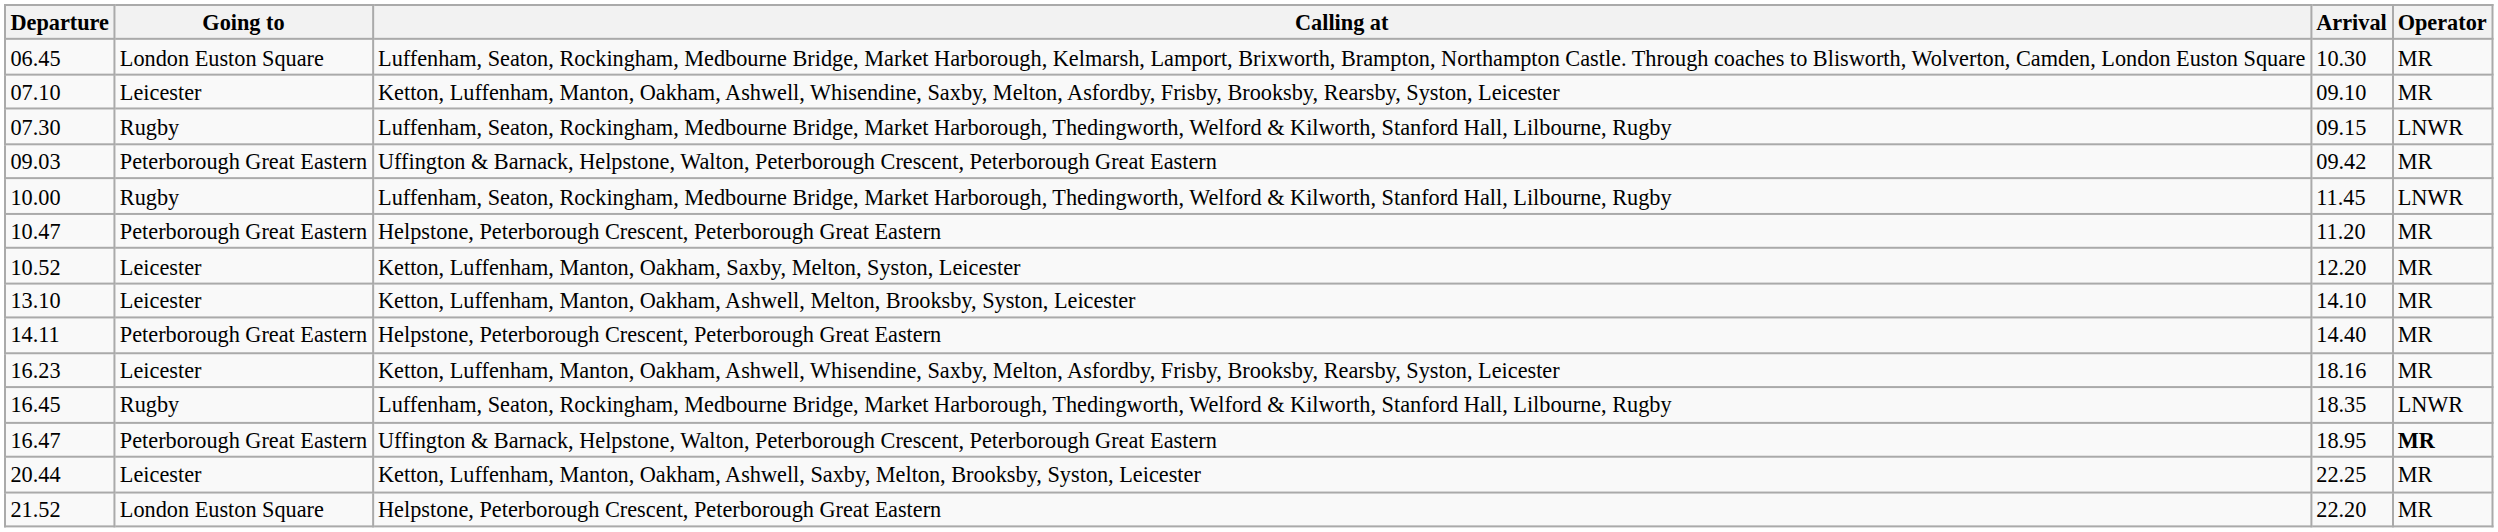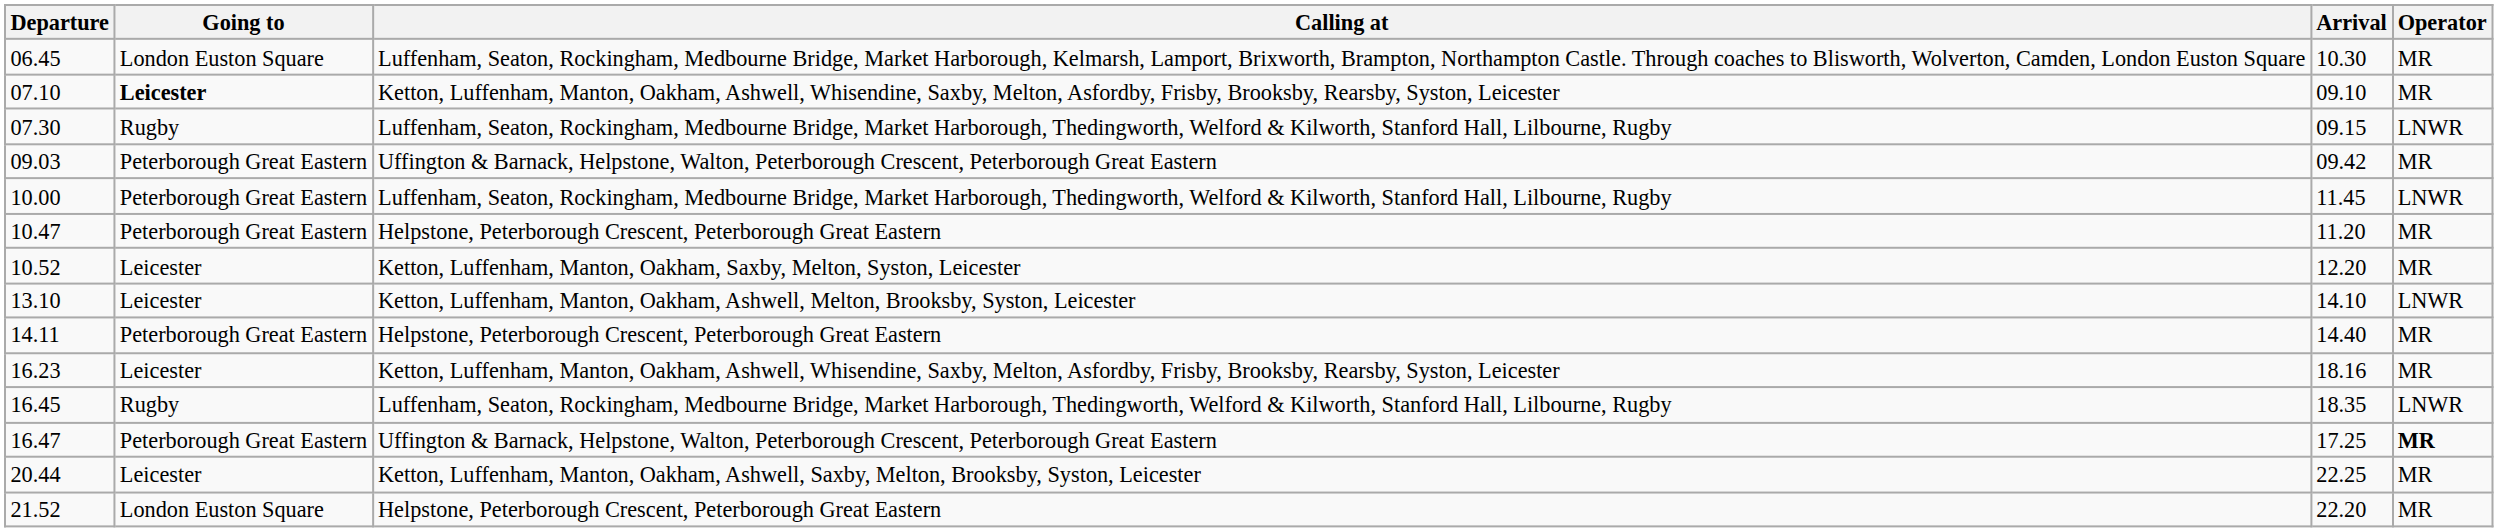(161, 92) normal -> (163, 92) bold
(150, 196) Rugby -> (243, 196) Peterborough Great Eastern
(2415, 301) MR -> (2430, 301) LNWR
(2341, 440) 18.95 -> (2341, 440) 17.25
